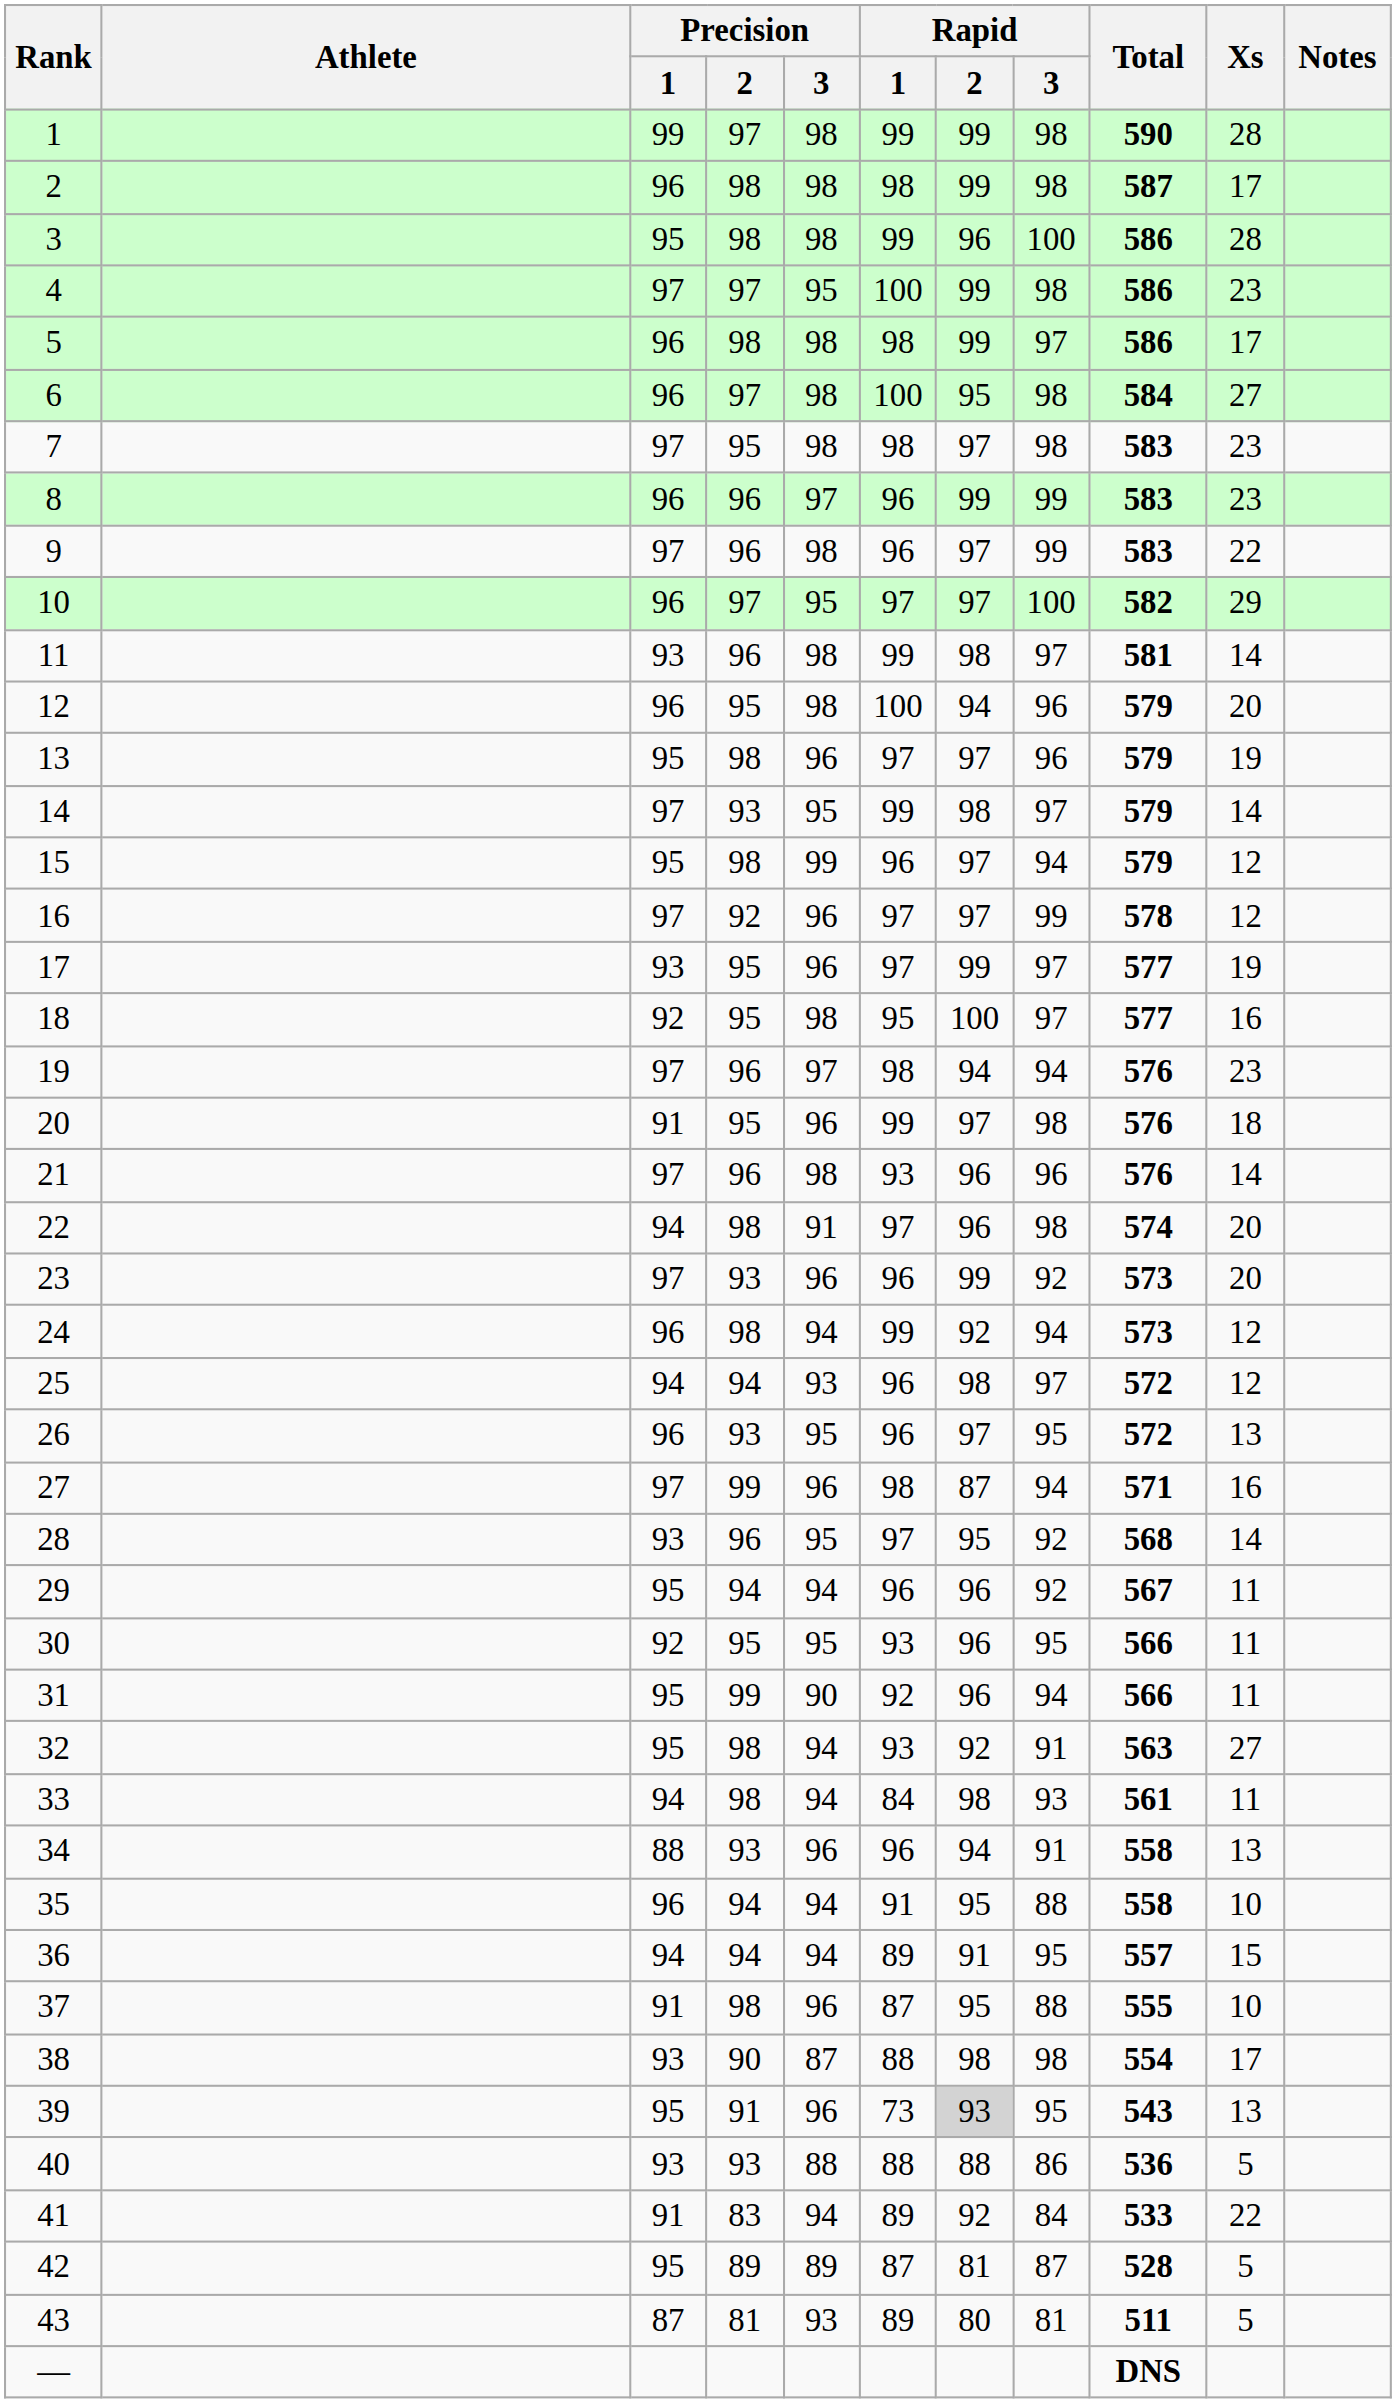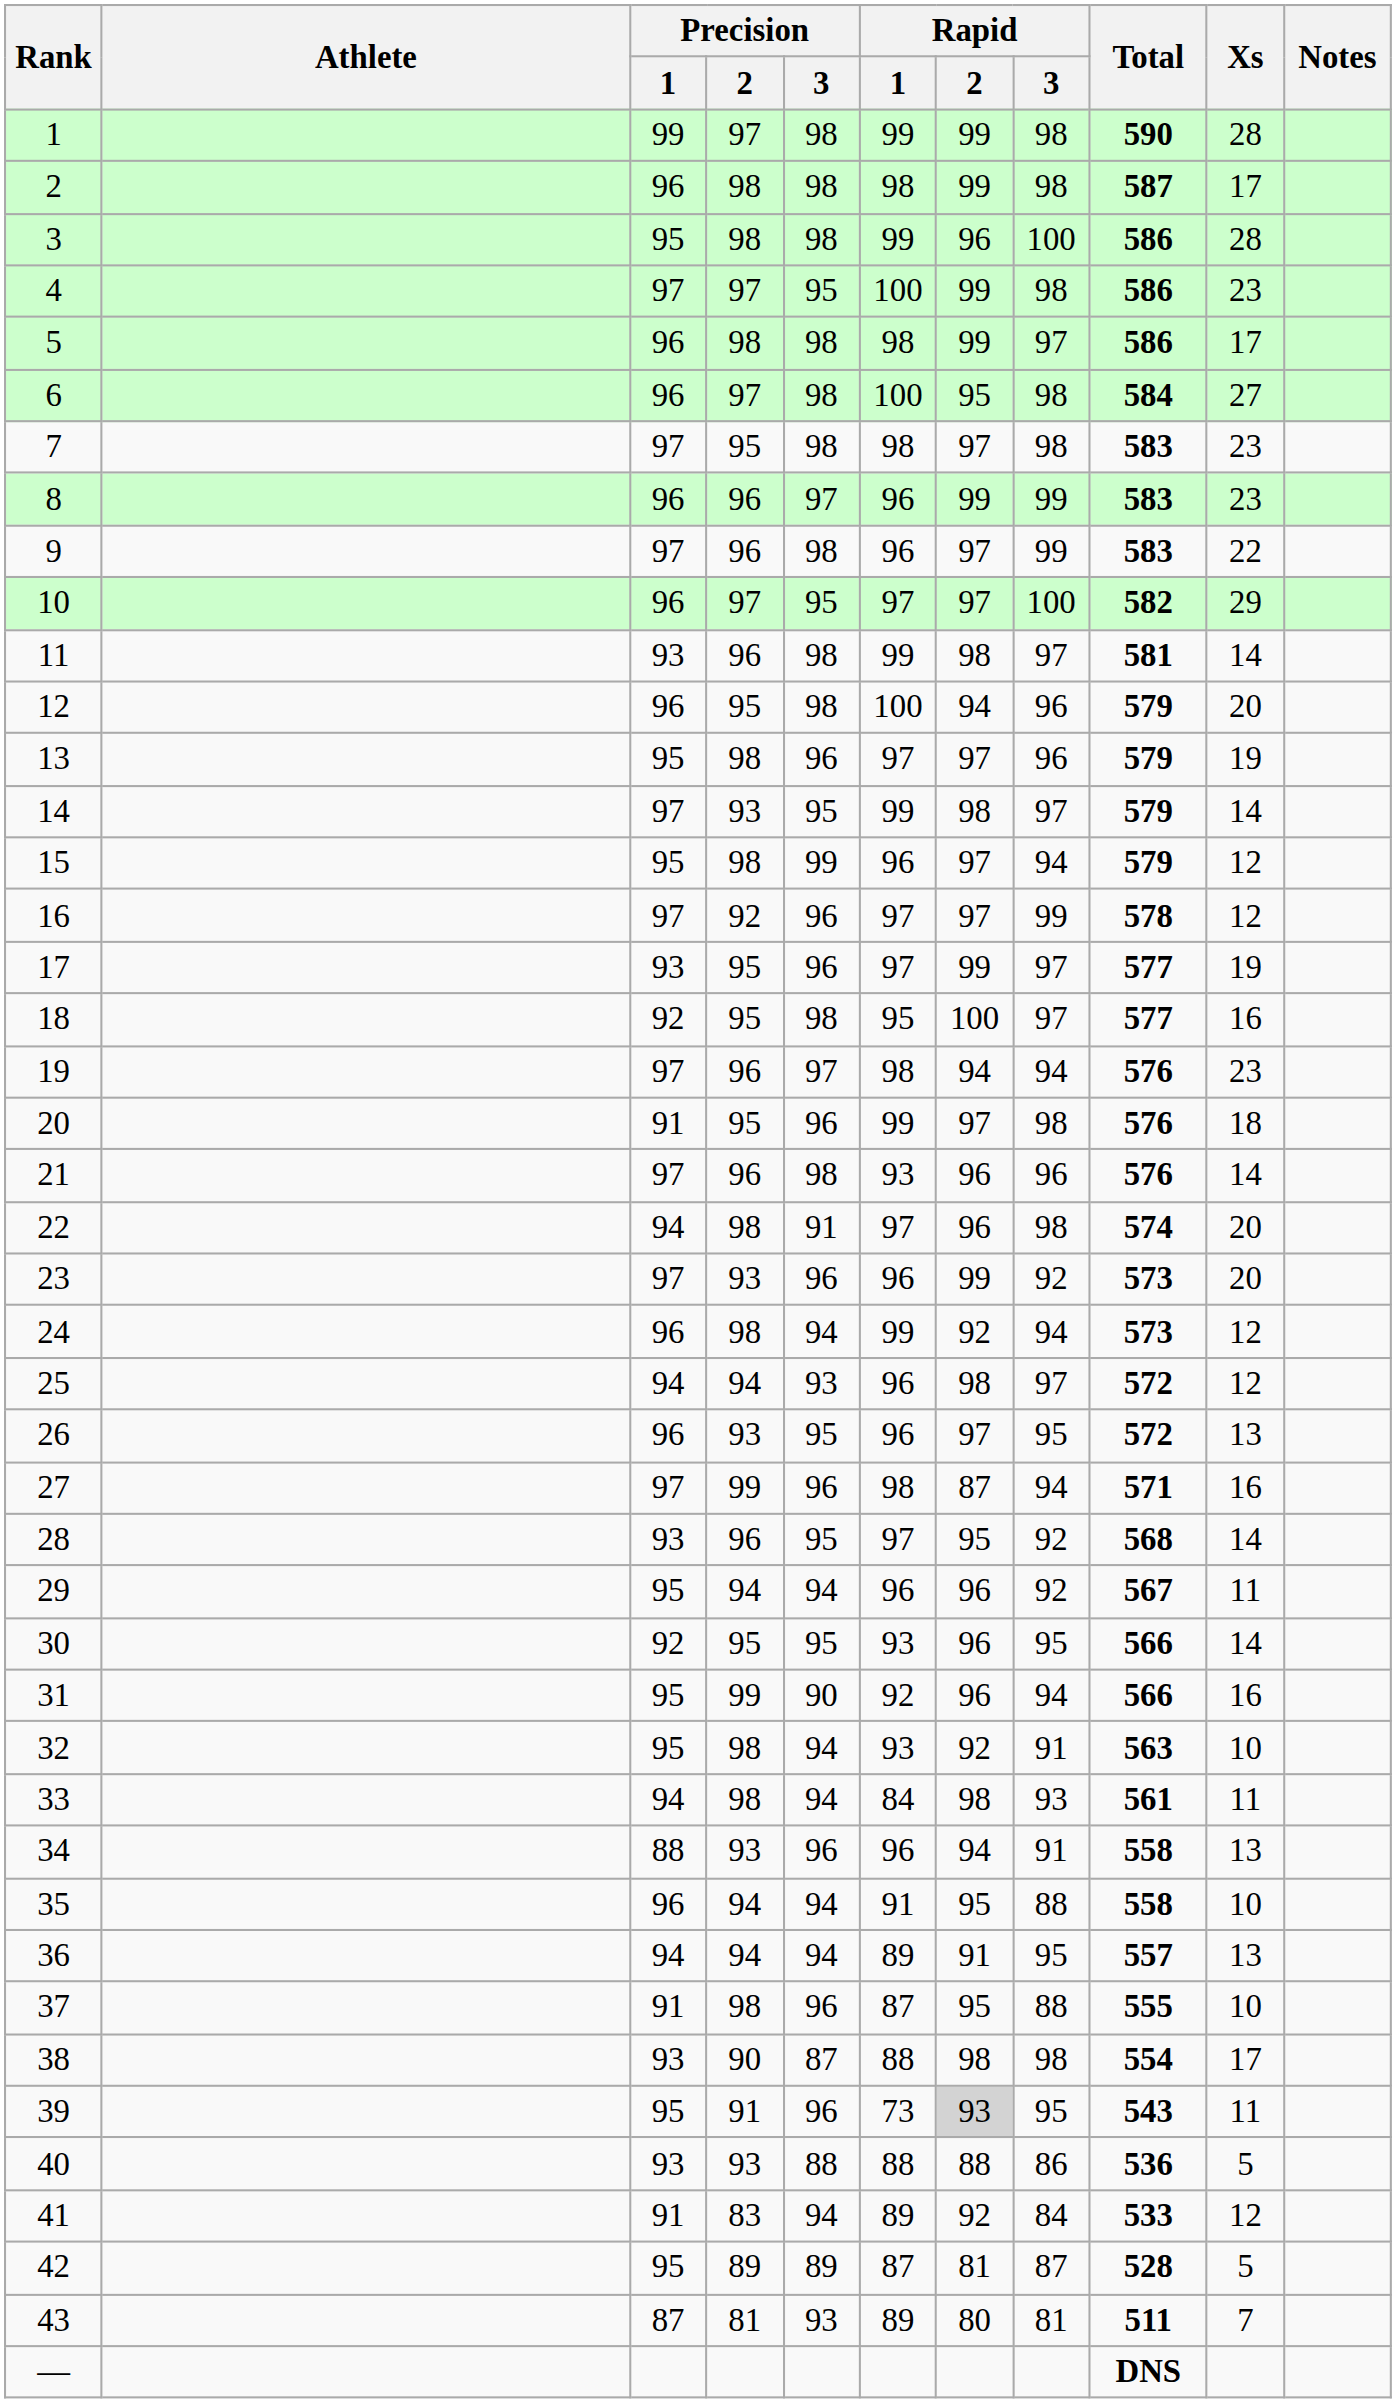(1245, 1643) 11 -> (1245, 1643) 14
(1245, 1695) 11 -> (1245, 1695) 16
(1245, 1747) 27 -> (1245, 1747) 10
(1245, 1955) 15 -> (1245, 1955) 13
(1245, 2111) 13 -> (1245, 2111) 11
(1245, 2215) 22 -> (1245, 2215) 12
(1245, 2319) 5 -> (1245, 2319) 7
